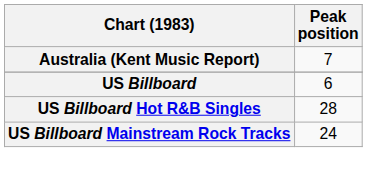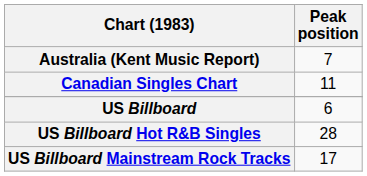+ row: (149, 84)
(328, 134) 24 -> (328, 158) 17
